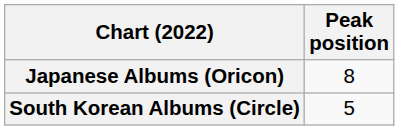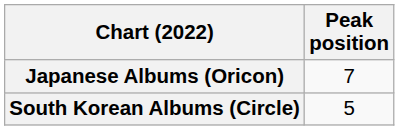(349, 76) 8 -> (349, 76) 7
